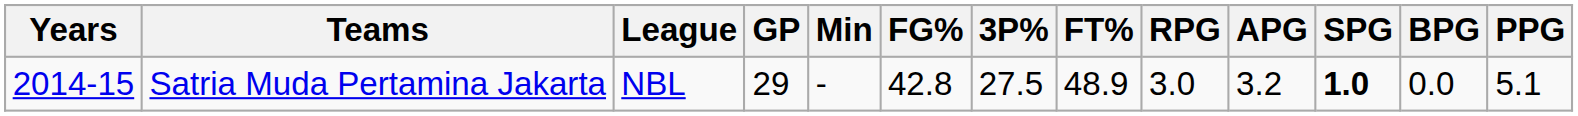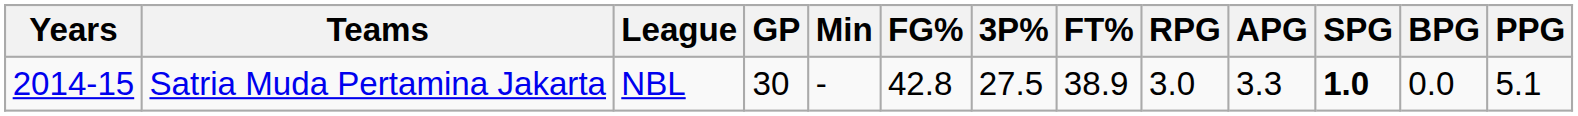(771, 83) 29 -> (771, 83) 30
(1096, 83) 48.9 -> (1096, 83) 38.9
(1259, 83) 3.2 -> (1259, 83) 3.3
